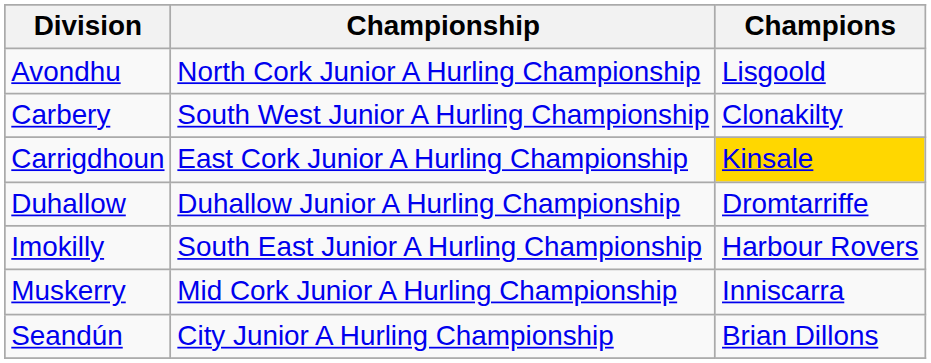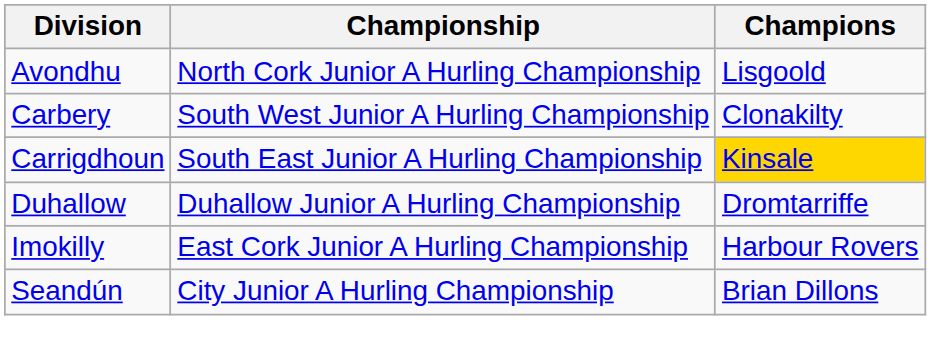(433, 159) East Cork Junior A Hurling Championship -> (440, 159) South East Junior A Hurling Championship
(440, 247) South East Junior A Hurling Championship -> (433, 247) East Cork Junior A Hurling Championship
- row: (69, 291)
